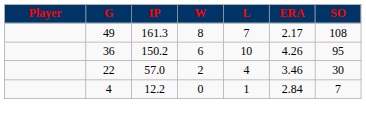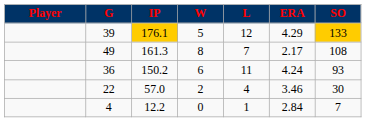+ row: (109, 32)
(246, 51) 10 -> (246, 70) 11
(292, 51) 4.26 -> (292, 70) 4.24
(338, 51) 95 -> (338, 70) 93
